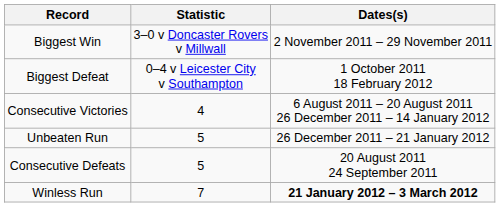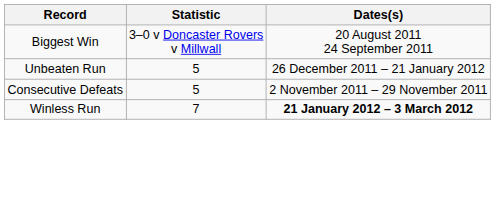(383, 42) 2 November 2011 – 29 November 2011 -> (378, 42) 20 August 2011 24 September 2011
- row: (68, 76)
- row: (68, 111)
(383, 165) 20 August 2011 24 September 2011 -> (378, 89) 2 November 2011 – 29 November 2011
